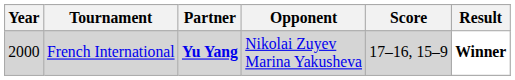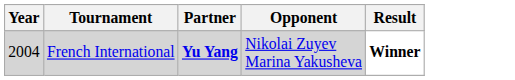- column: (409, 17)
(24, 52) 2000 -> (24, 52) 2004
